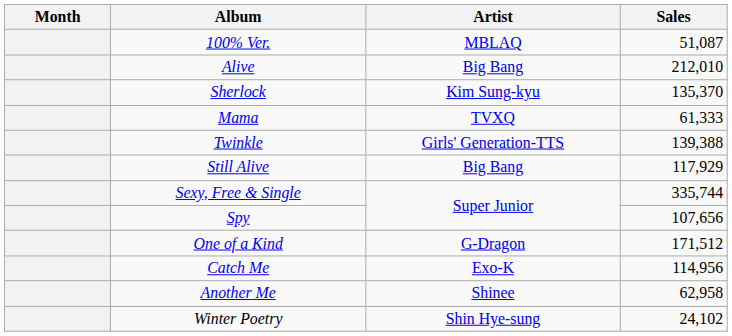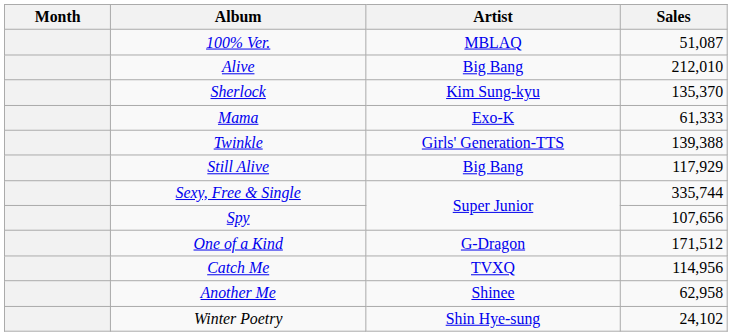(493, 117) TVXQ -> (493, 117) Exo-K
(493, 268) Exo-K -> (493, 268) TVXQ
